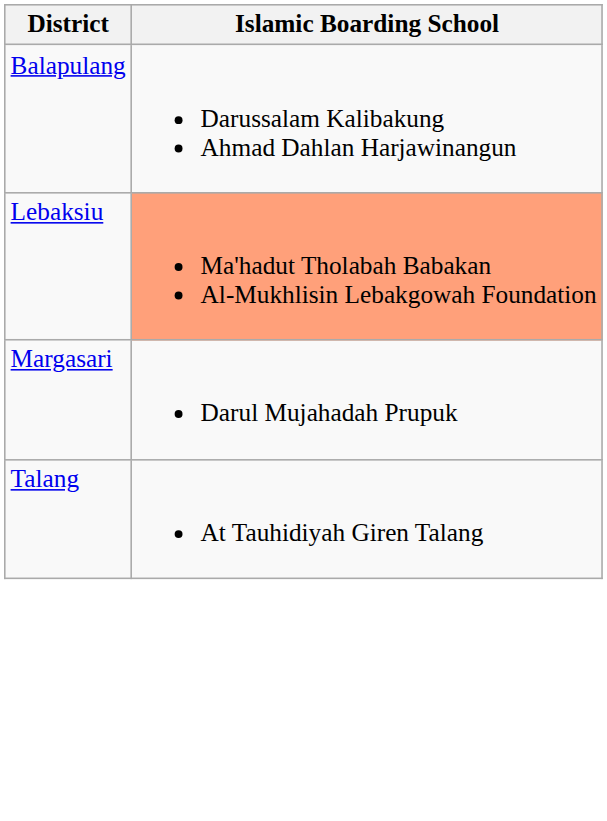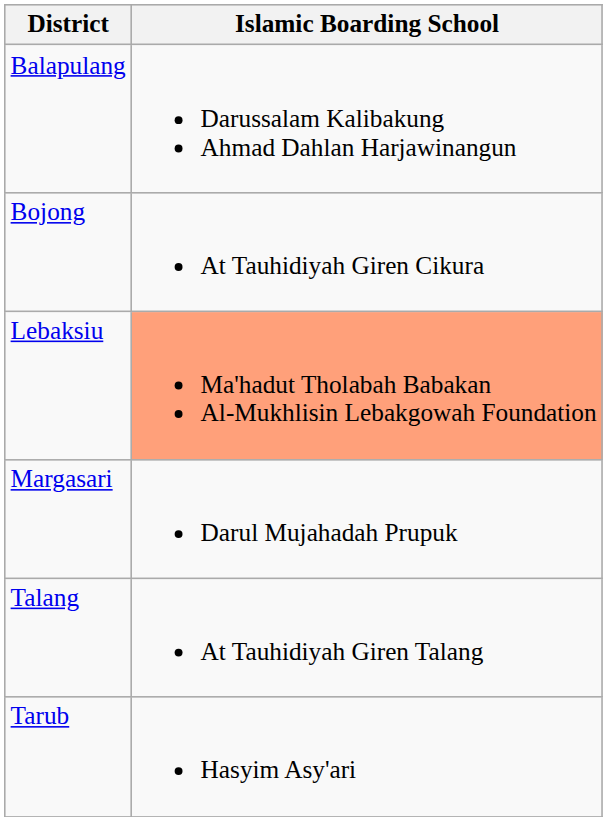+ row: (48, 212)
+ row: (40, 716)
